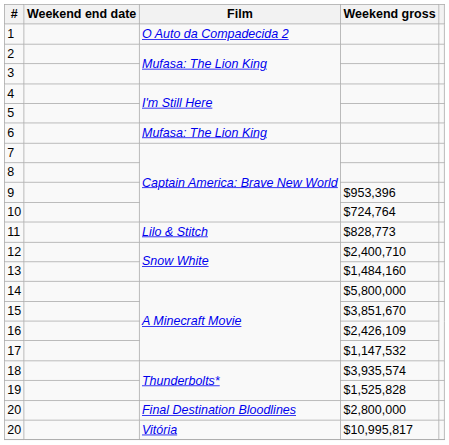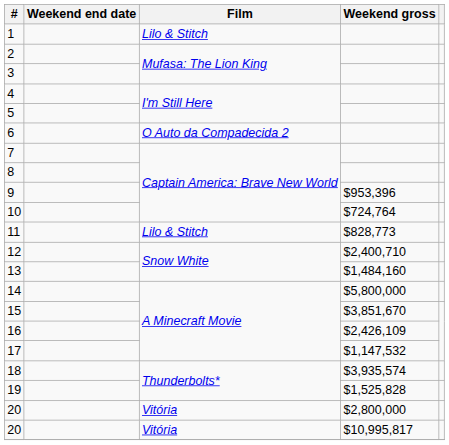(215, 34) O Auto da Compadecida 2 -> (175, 34) Lilo & Stitch
(204, 133) Mufasa: The Lion King -> (215, 133) O Auto da Compadecida 2
(219, 410) Final Destination Bloodlines -> (160, 410) Vitória
